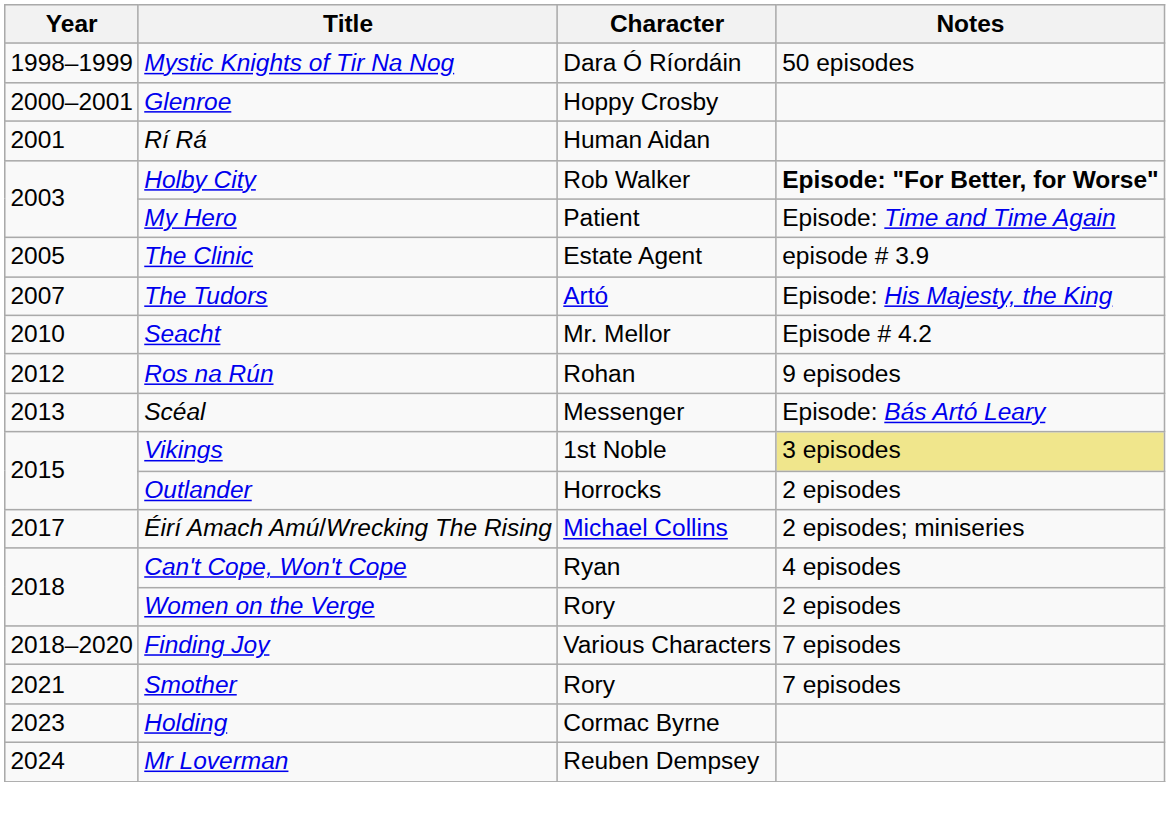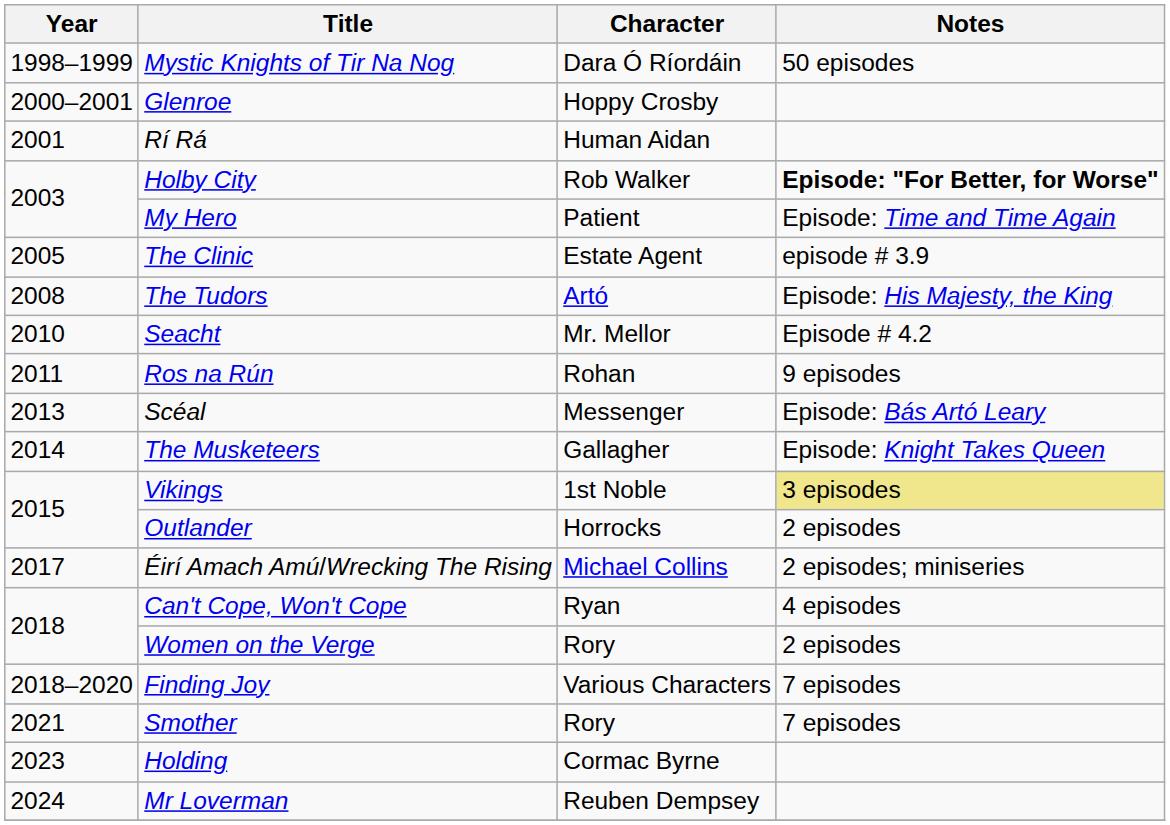(38, 295) 2007 -> (38, 295) 2008
(38, 373) 2012 -> (37, 373) 2011
+ row: (232, 450)
